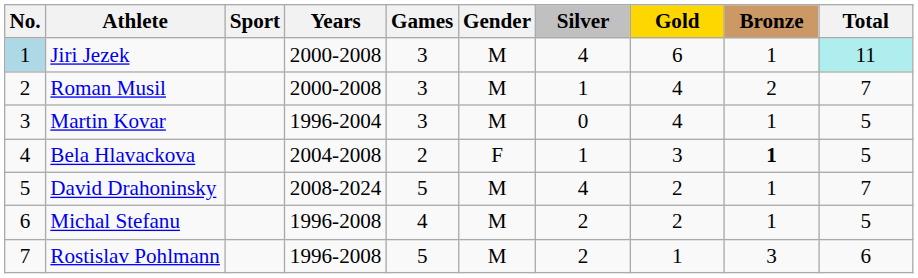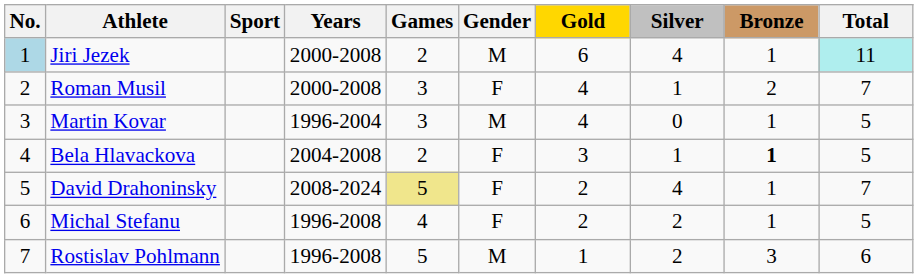columns swapped: (677, 21) <-> (583, 21)
(422, 54) 3 -> (422, 54) 2
(497, 88) M -> (497, 88) F
(422, 188) no background -> (422, 188) khaki background
(497, 188) M -> (497, 188) F
(497, 222) M -> (497, 222) F
